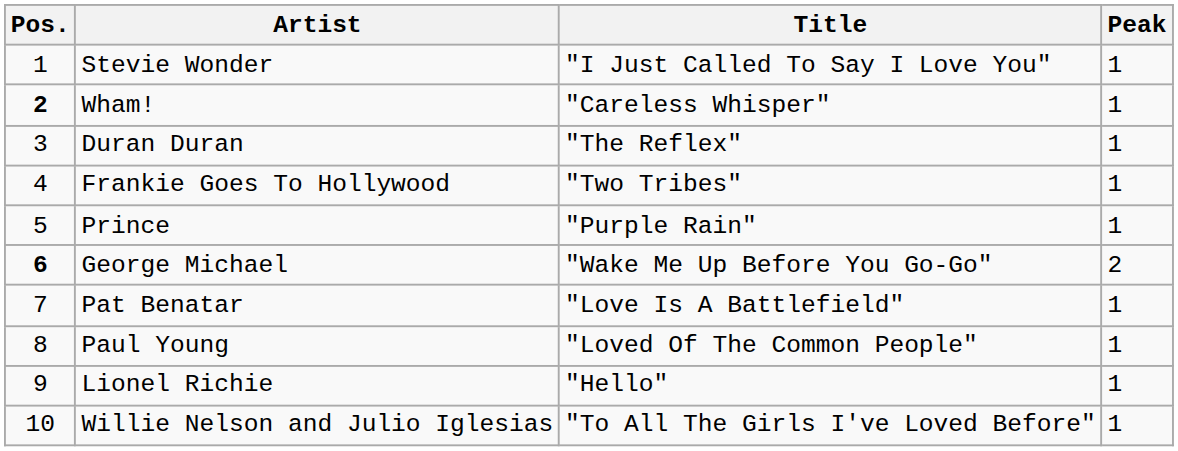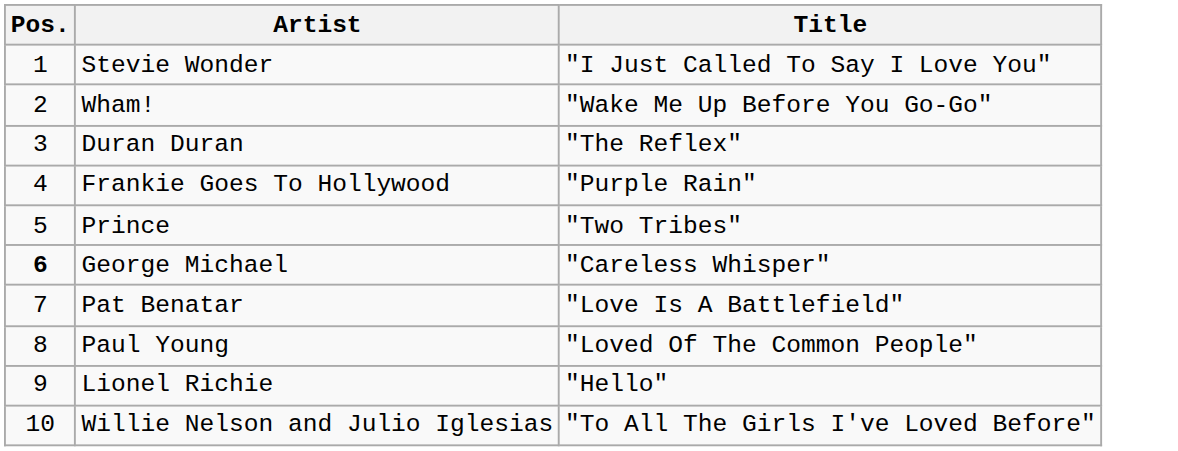- column: (1137, 25)
(40, 105) bold -> (40, 105) normal
(698, 105) "Careless Whisper" -> (779, 105) "Wake Me Up Before You Go-Go"
(653, 185) "Two Tribes" -> (661, 185) "Purple Rain"
(661, 225) "Purple Rain" -> (653, 225) "Two Tribes"
(779, 265) "Wake Me Up Before You Go-Go" -> (698, 265) "Careless Whisper"
